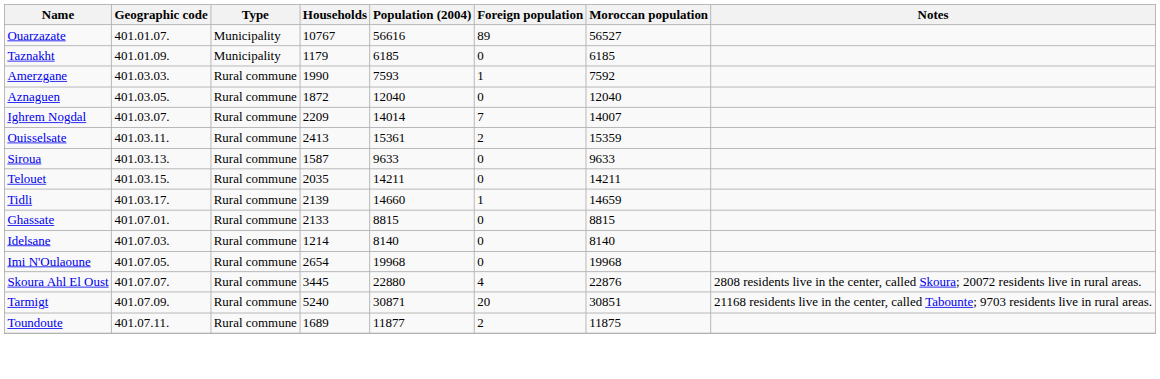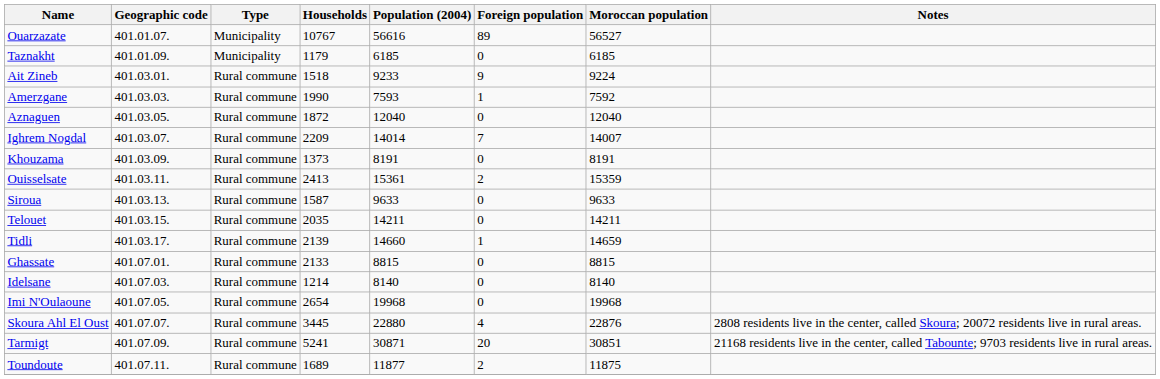+ row: (32, 76)
+ row: (35, 158)
(316, 302) 5240 -> (316, 343) 5241
